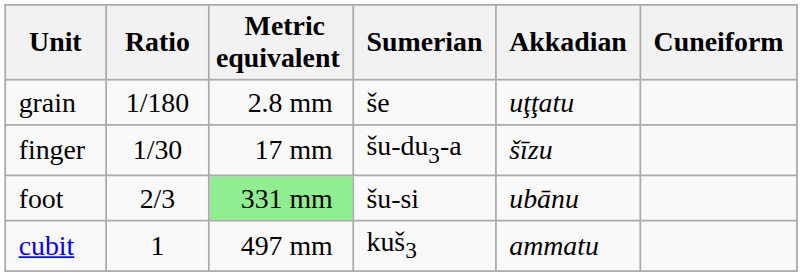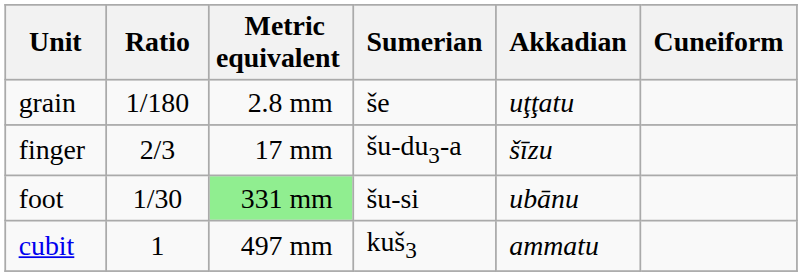(157, 149) 1/30 -> (157, 149) 2/3
(157, 197) 2/3 -> (157, 197) 1/30
